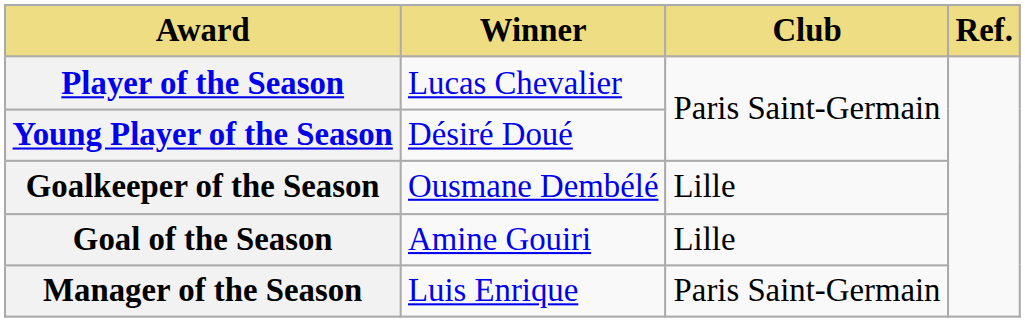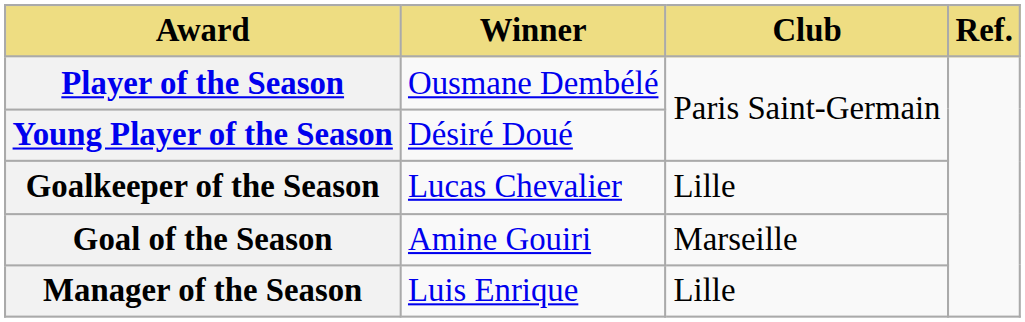(515, 82) Lucas Chevalier -> (533, 82) Ousmane Dembélé
(533, 186) Ousmane Dembélé -> (515, 186) Lucas Chevalier
(705, 238) Lille -> (736, 238) Marseille
(807, 290) Paris Saint-Germain -> (705, 290) Lille
